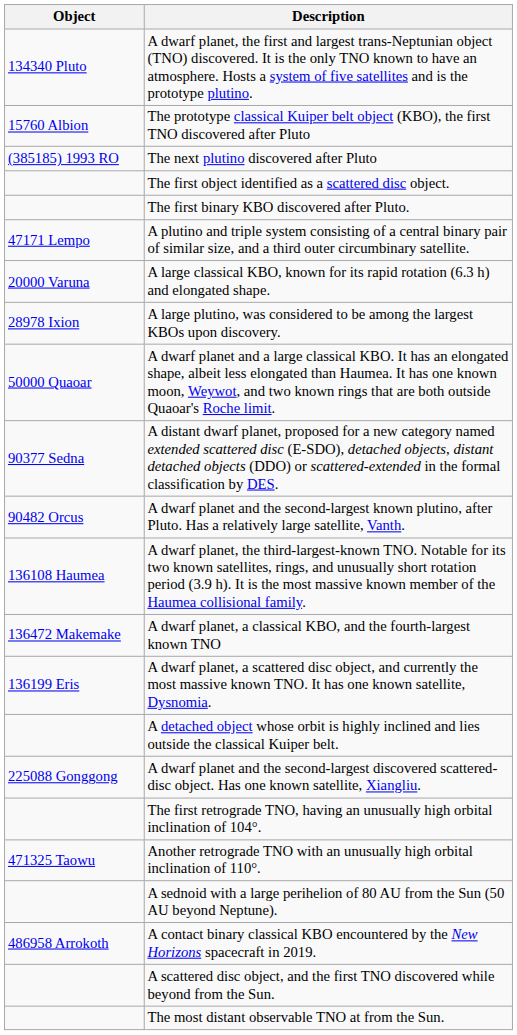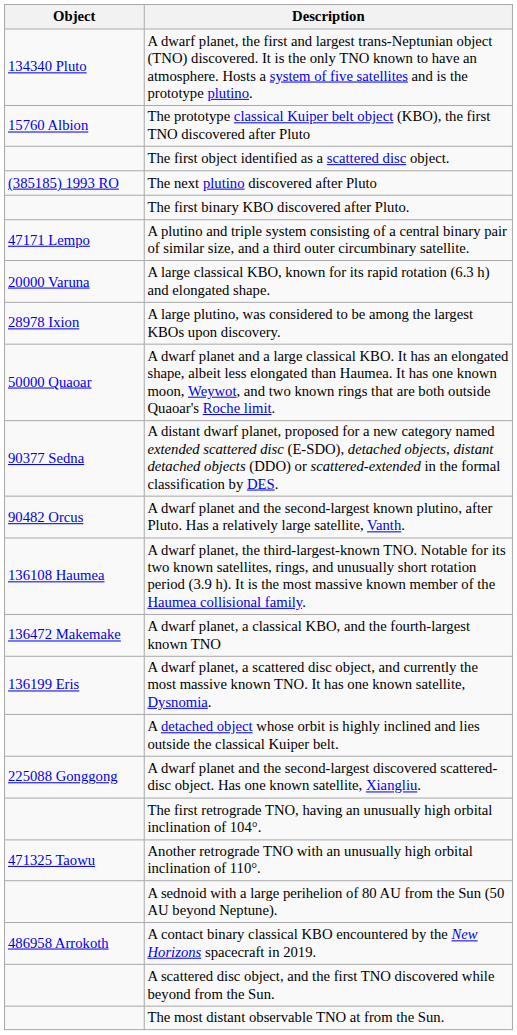rows swapped: (262, 159) <-> (298, 183)
